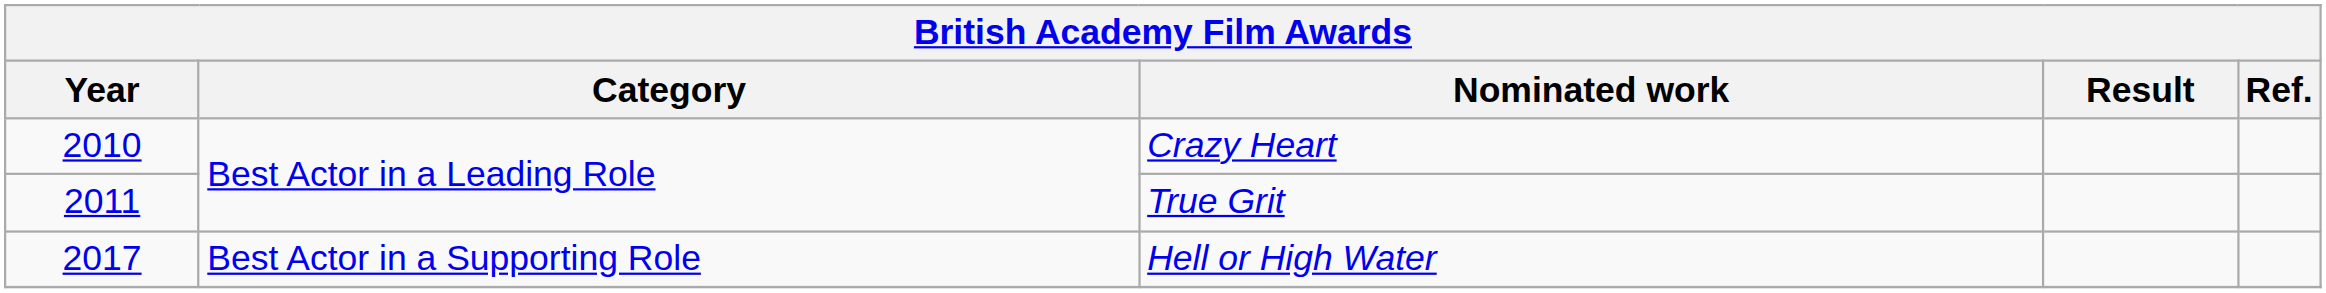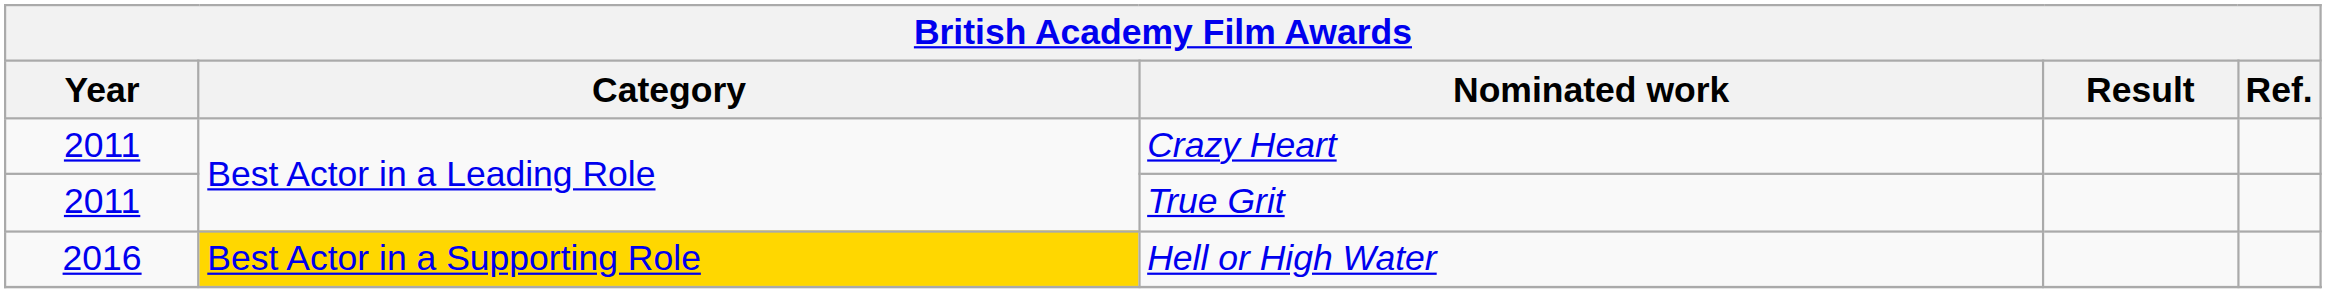(102, 145) 2010 -> (102, 145) 2011
(102, 257) 2017 -> (102, 257) 2016
(454, 257) no background -> (454, 257) gold background
